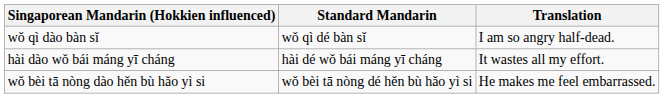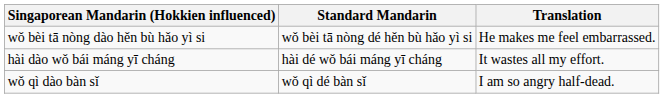rows swapped: (53, 37) <-> (106, 81)
